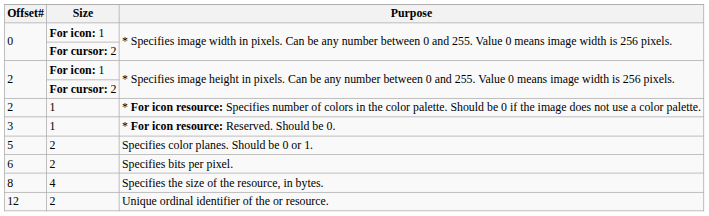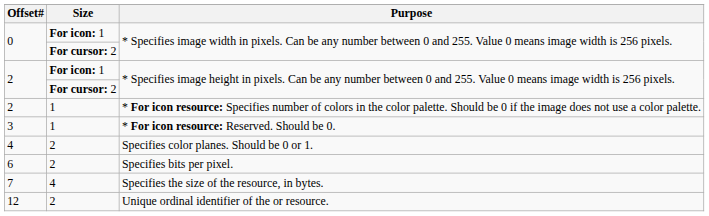(10, 145) 5 -> (10, 145) 4
(10, 182) 8 -> (10, 182) 7
